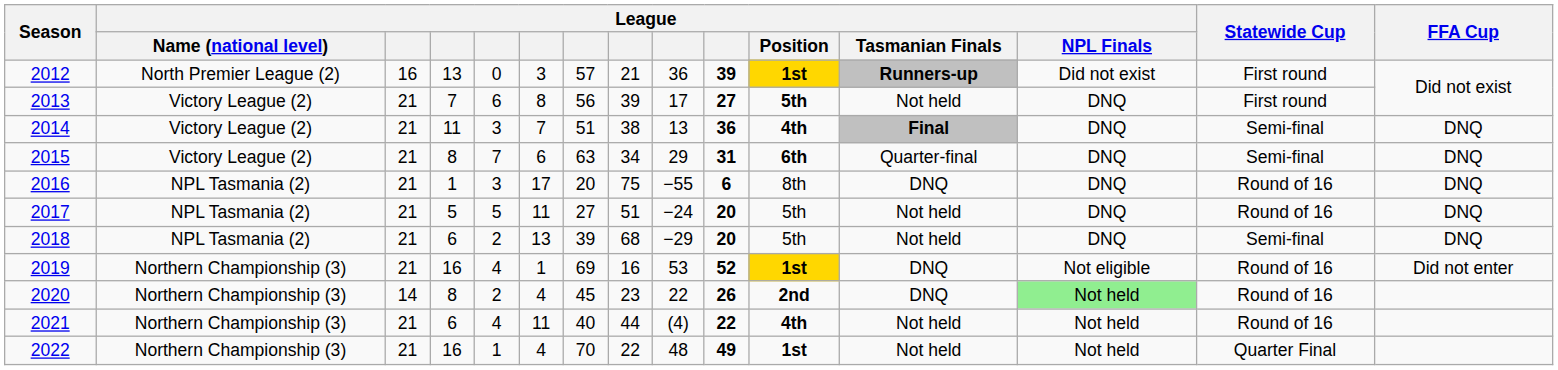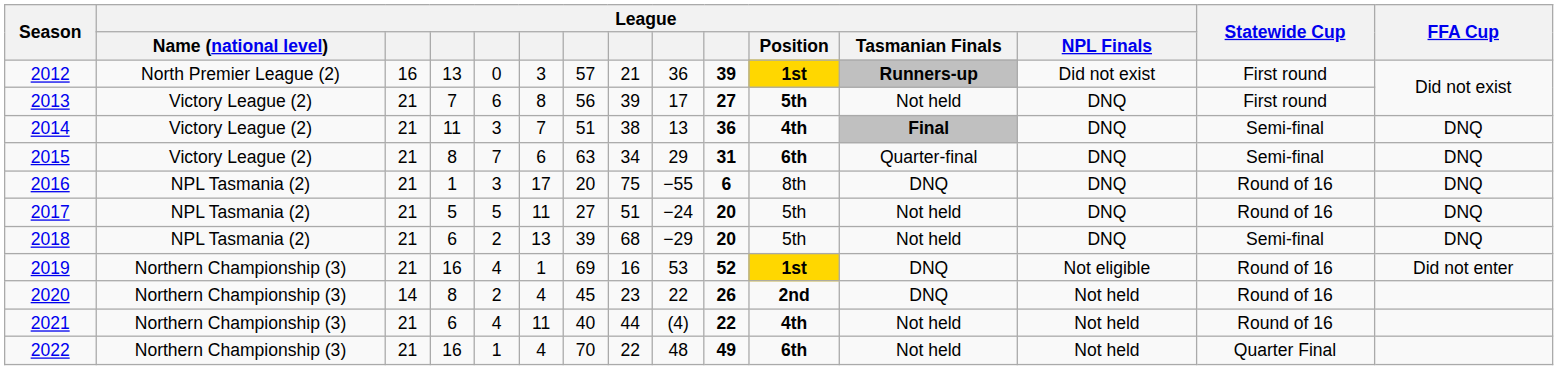(1107, 295) lightgreen background -> (1107, 295) no background
(794, 350) 1st -> (794, 350) 6th
